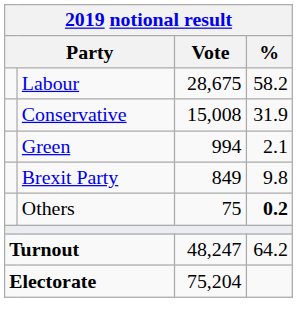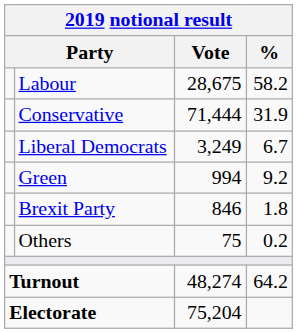(214, 114) 15,008 -> (214, 114) 71,444
+ row: (93, 146)
(275, 146) 2.1 -> (275, 177) 9.2
(227, 177) 849 -> (227, 209) 846
(275, 177) 9.8 -> (275, 209) 1.8
(275, 209) bold -> (275, 240) normal
(214, 249) 48,247 -> (214, 281) 48,274
